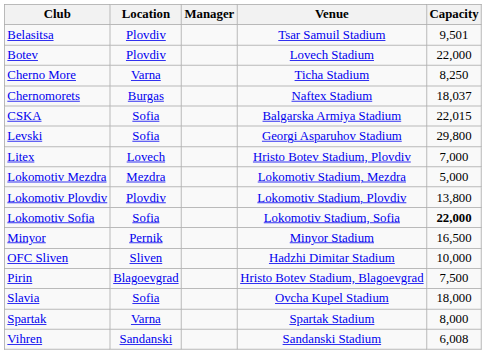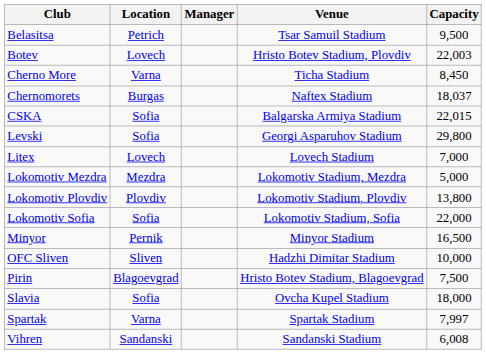(146, 34) Plovdiv -> (146, 34) Petrich
(454, 34) 9,501 -> (454, 34) 9,500
(146, 55) Plovdiv -> (146, 55) Lovech
(332, 55) Lovech Stadium -> (332, 55) Hristo Botev Stadium, Plovdiv
(454, 55) 22,000 -> (454, 55) 22,003
(454, 75) 8,250 -> (454, 75) 8,450
(332, 156) Hristo Botev Stadium, Plovdiv -> (332, 156) Lovech Stadium
(454, 217) bold -> (454, 217) normal
(454, 319) 8,000 -> (454, 319) 7,997
